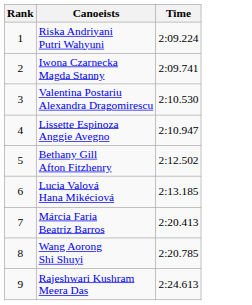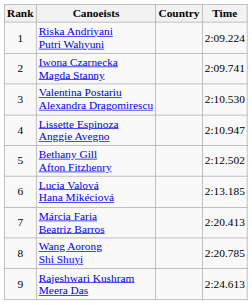+ column: (179, 13)
